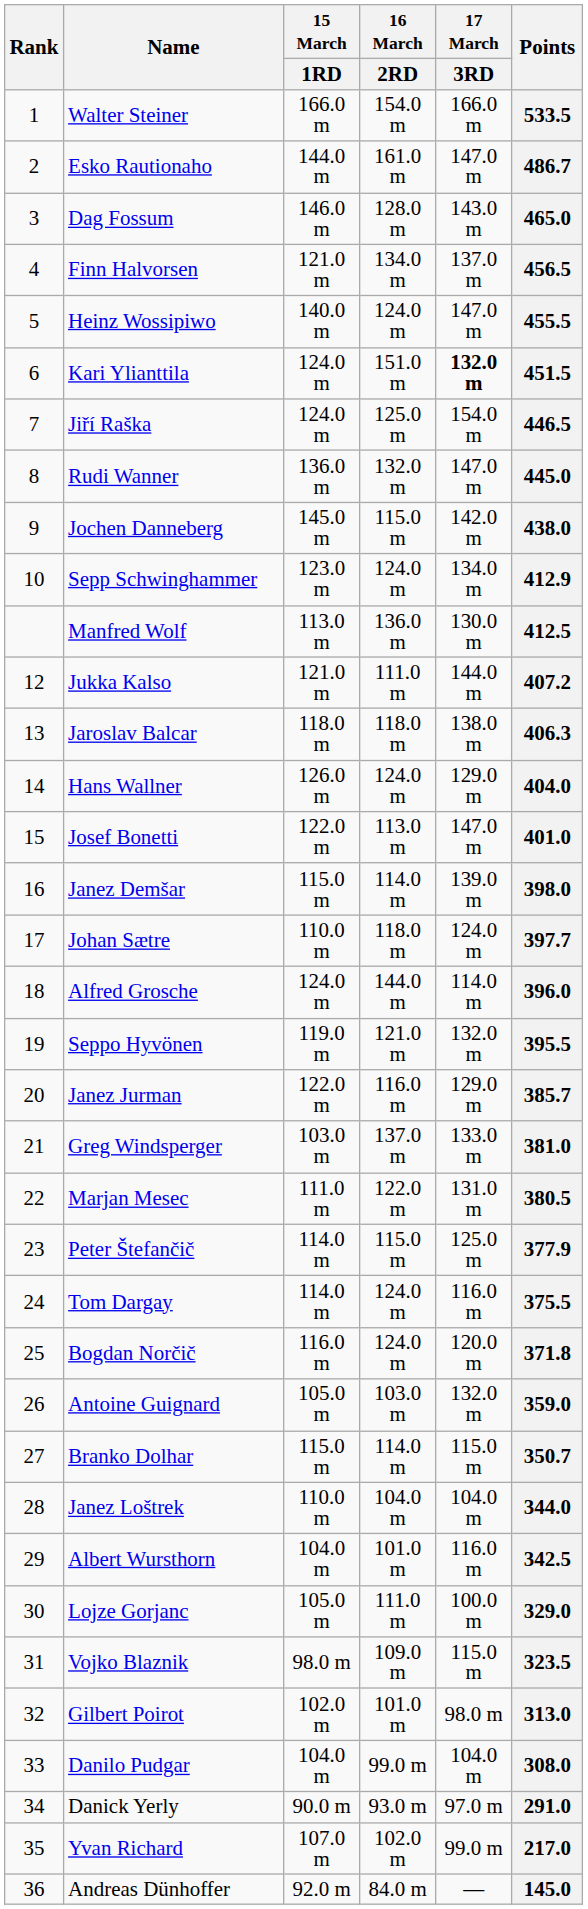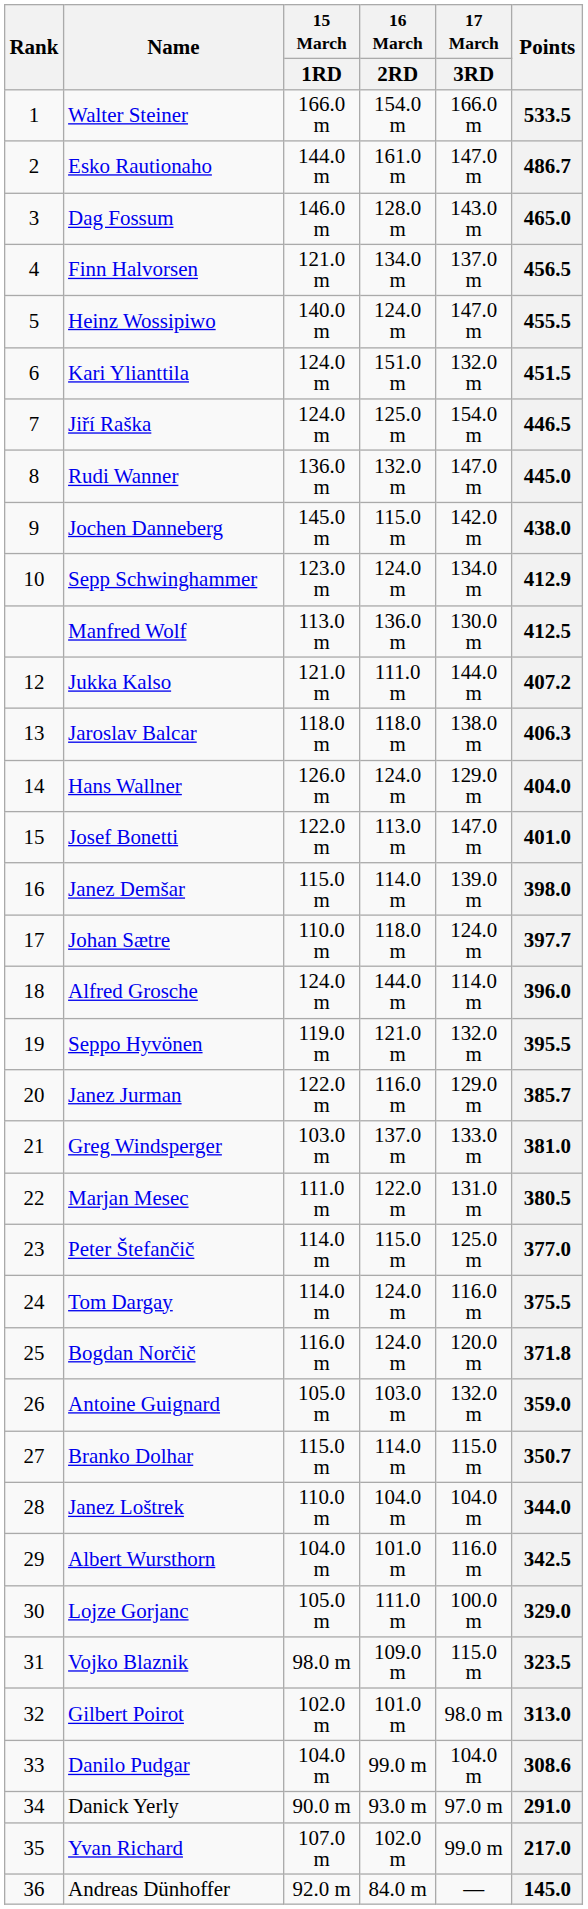(474, 373) bold -> (474, 373) normal
(547, 1249) 377.9 -> (547, 1249) 377.0
(547, 1765) 308.0 -> (547, 1765) 308.6
